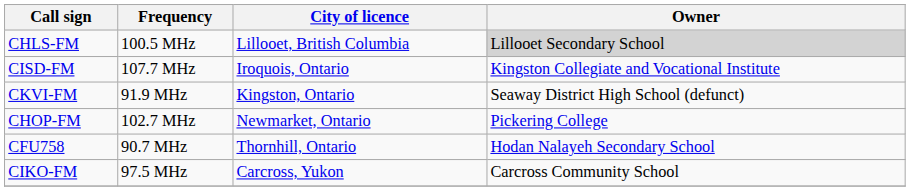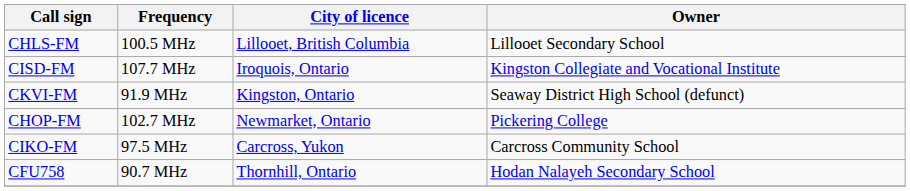(577, 43) lightgrey background -> (577, 43) no background
rows swapped: (36, 146) <-> (43, 172)
